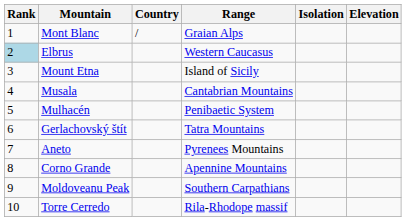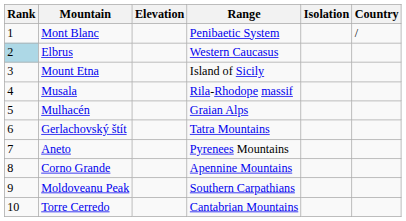columns swapped: (157, 14) <-> (374, 14)
(214, 33) Graian Alps -> (235, 33) Penibaetic System
(239, 91) Cantabrian Mountains -> (241, 91) Rila-Rhodope massif
(229, 110) Penibaetic System -> (219, 110) Graian Alps
(236, 206) Rila-Rhodope massif -> (244, 206) Cantabrian Mountains
